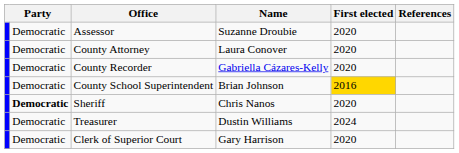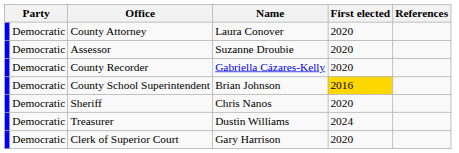rows swapped: (94, 31) <-> (112, 49)
(40, 103) bold -> (39, 103) normal
